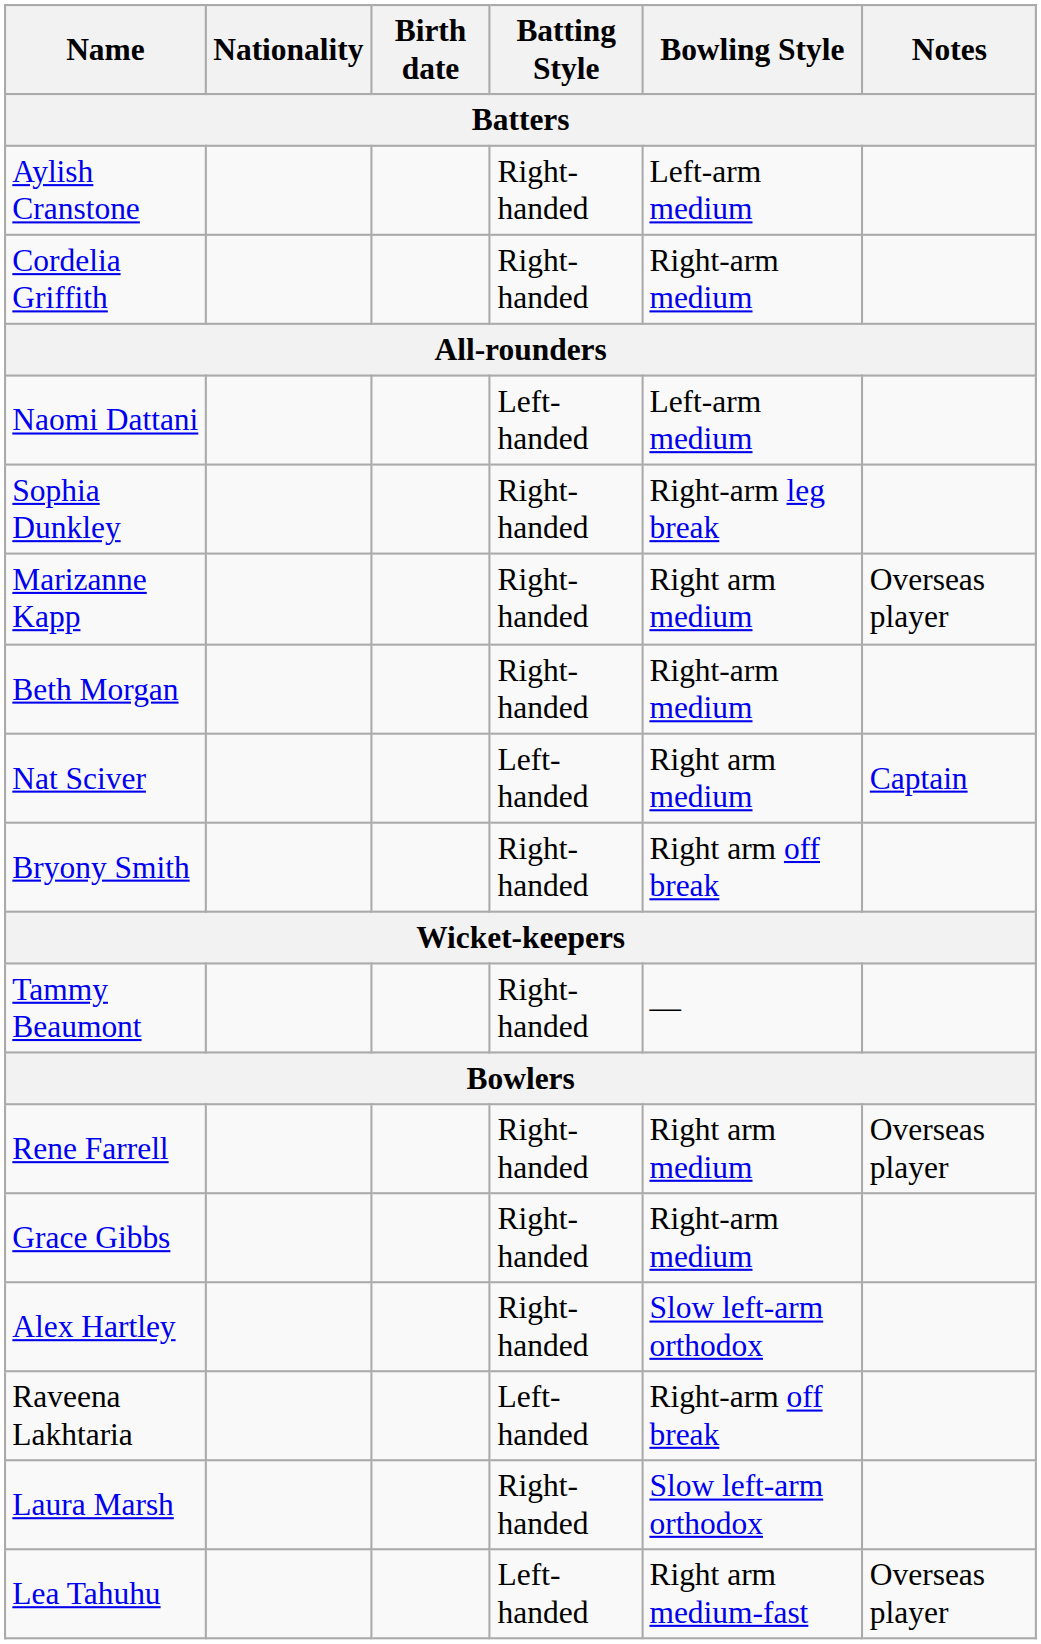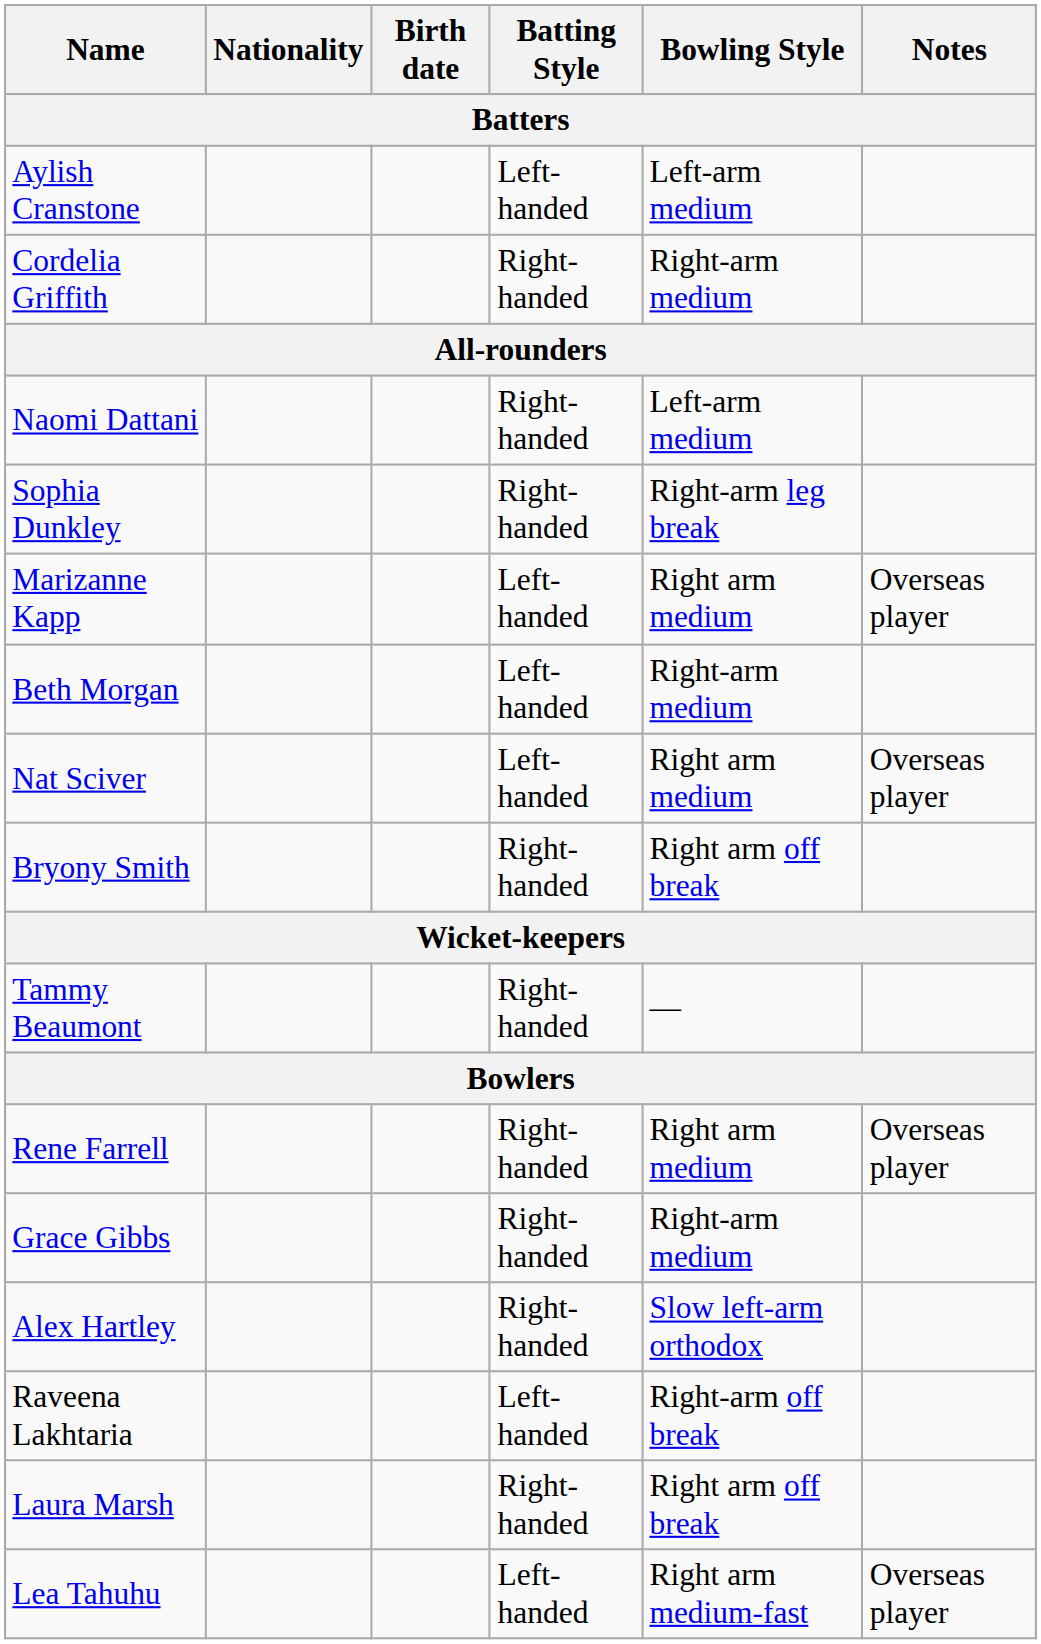(543, 190) Right-handed -> (543, 190) Left-handed
(543, 420) Left-handed -> (543, 420) Right-handed
(543, 598) Right-handed -> (543, 598) Left-handed
(543, 687) Right-handed -> (543, 687) Left-handed
(919, 776) Captain -> (927, 776) Overseas player
(736, 1504) Slow left-arm orthodox -> (735, 1504) Right arm off break
